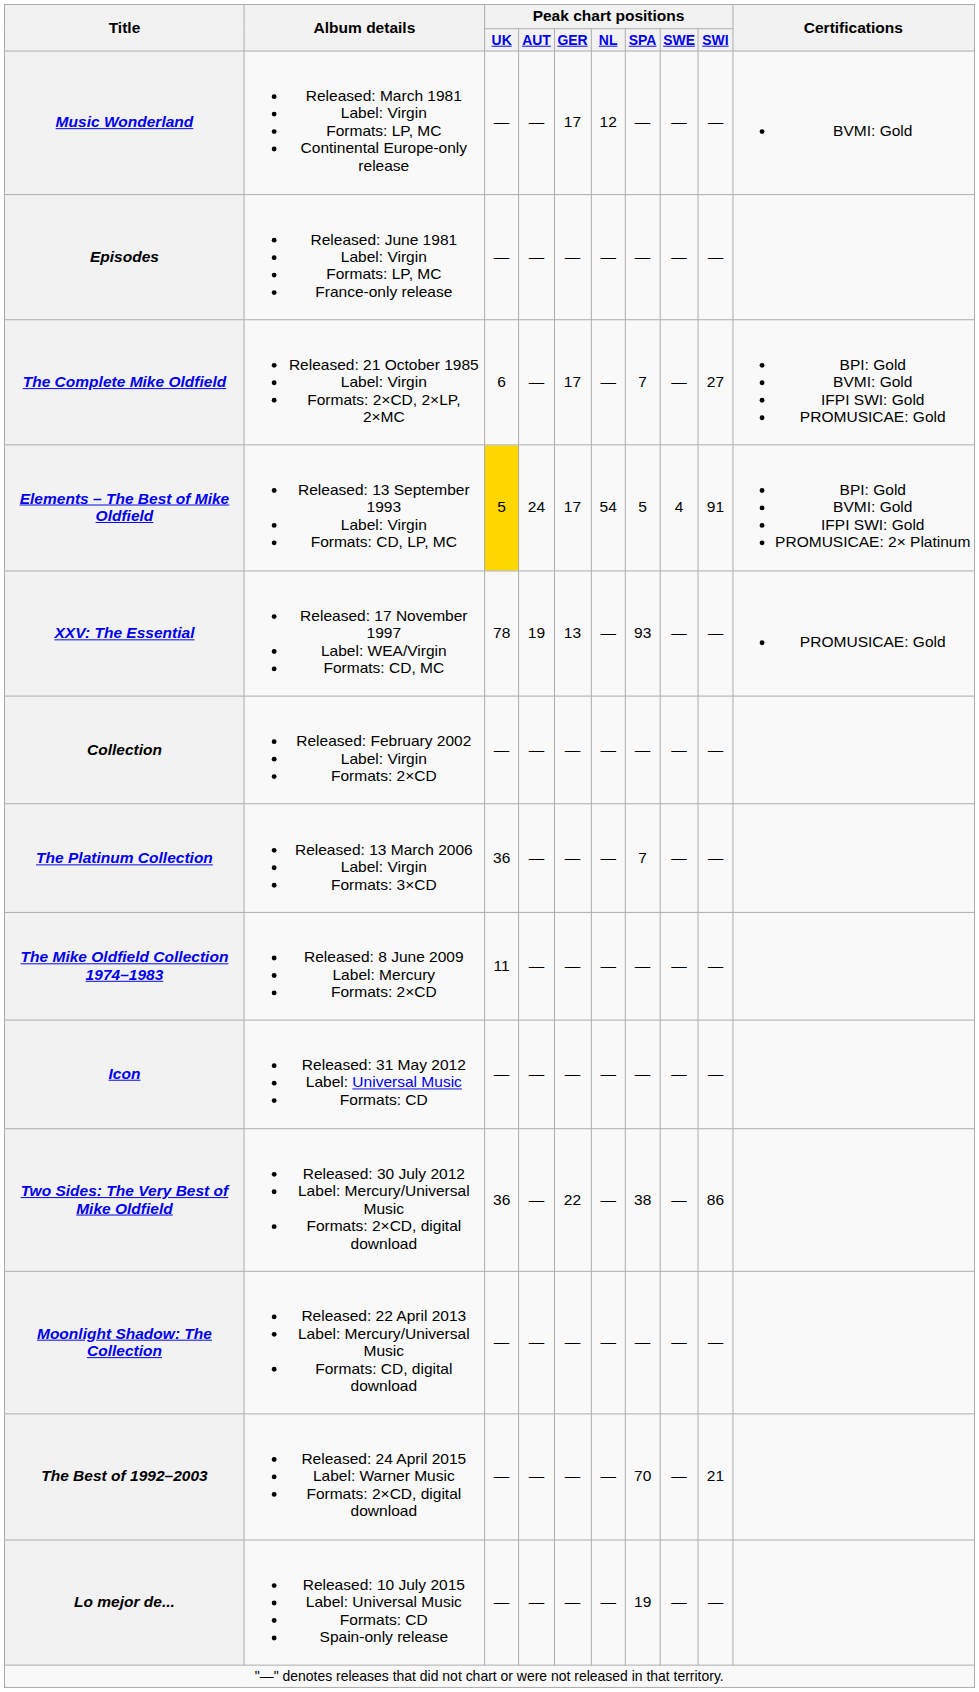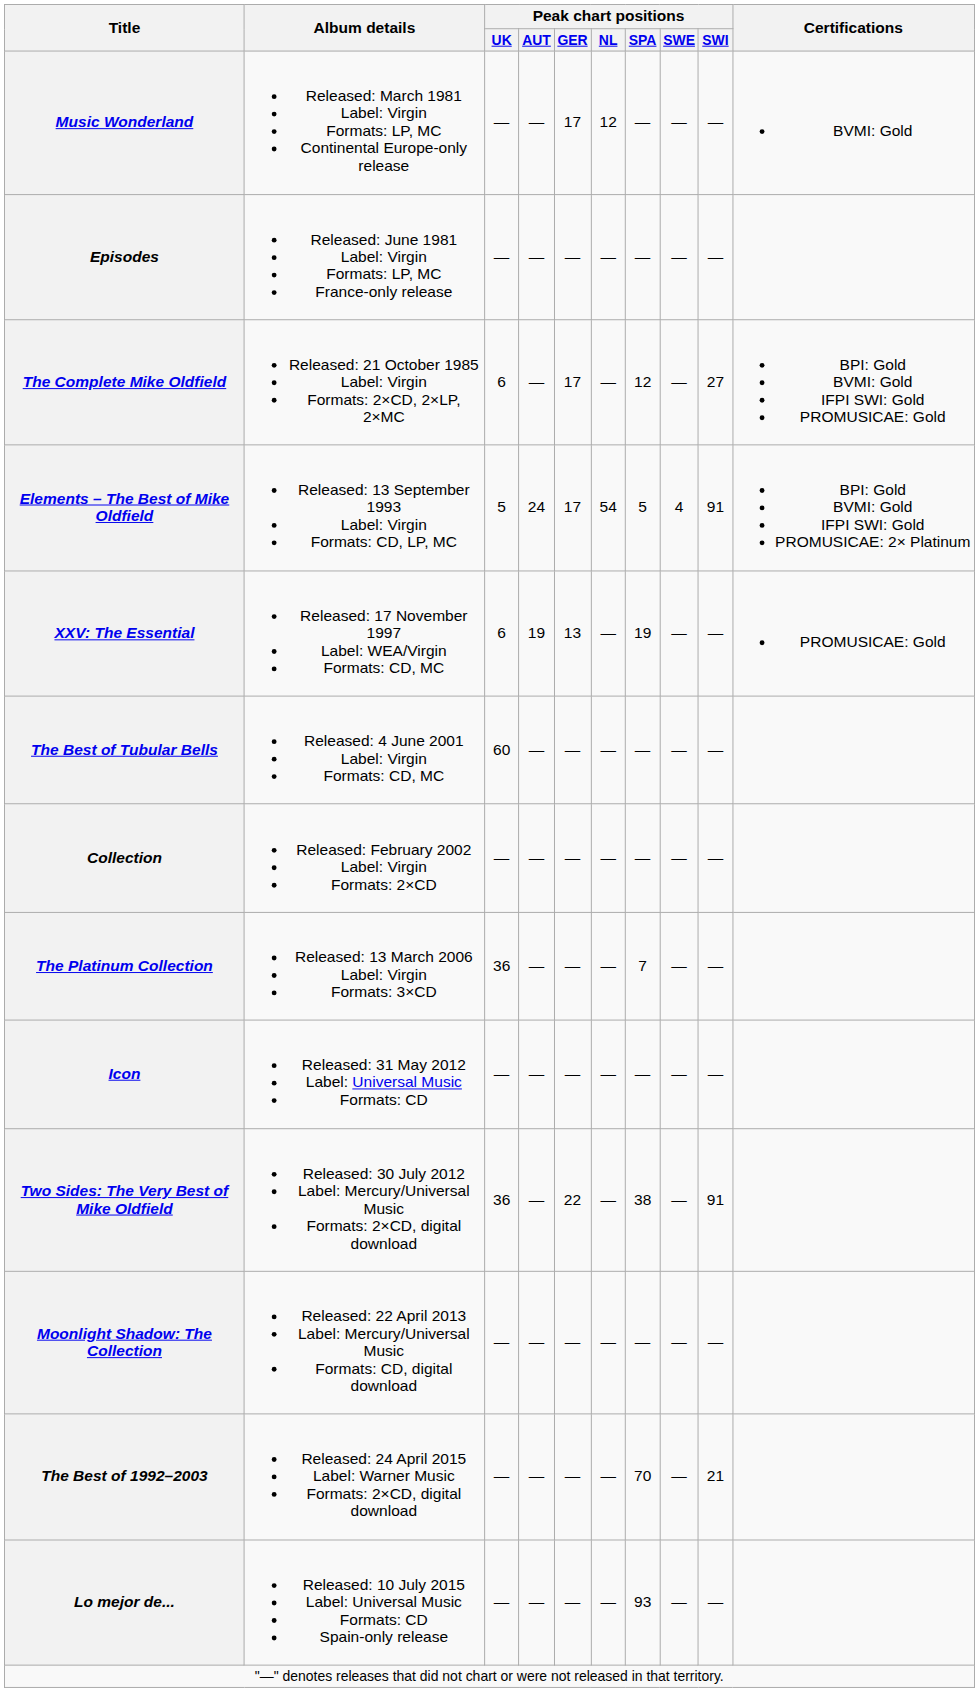(643, 382) 7 -> (643, 382) 12
(502, 507) gold background -> (502, 507) no background
(502, 633) 78 -> (502, 633) 6
(643, 633) 93 -> (643, 633) 19
+ row: (124, 750)
- row: (124, 966)
(715, 1199) 86 -> (715, 1199) 91
(643, 1602) 19 -> (643, 1602) 93
